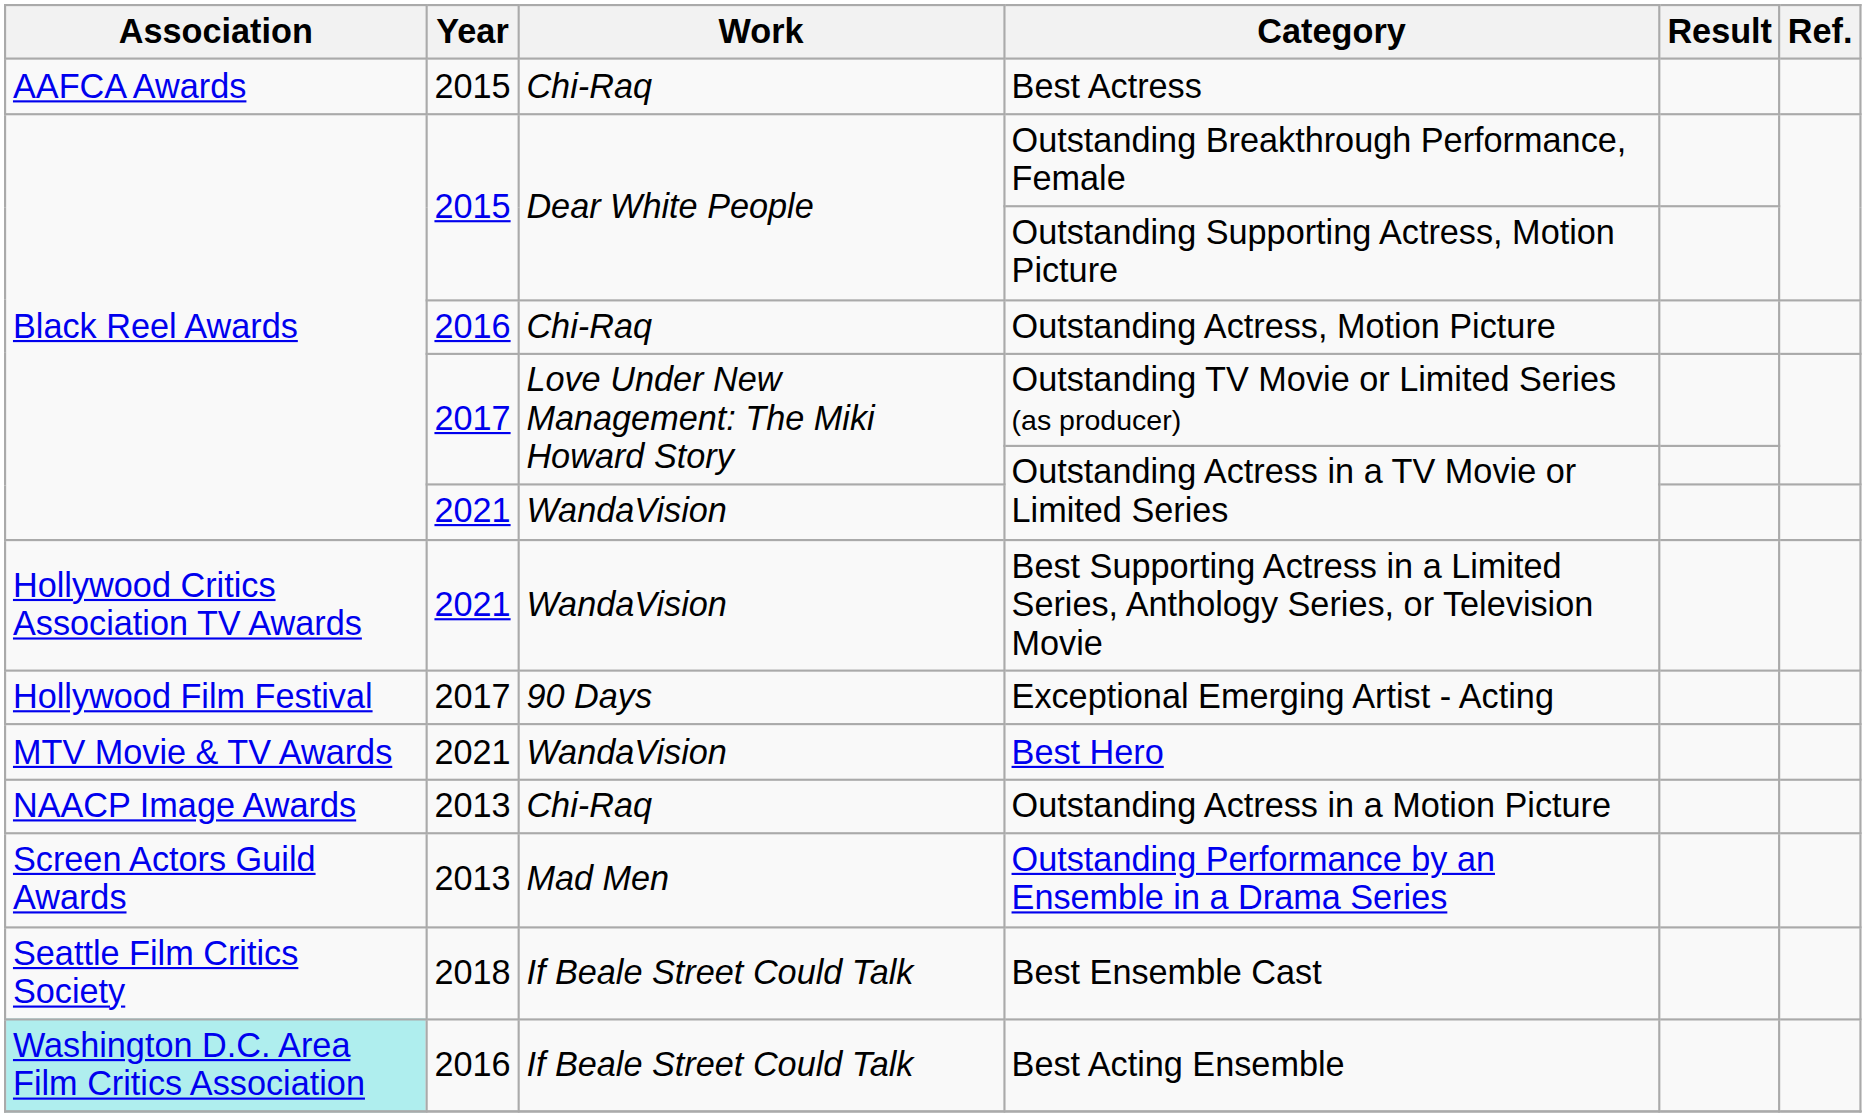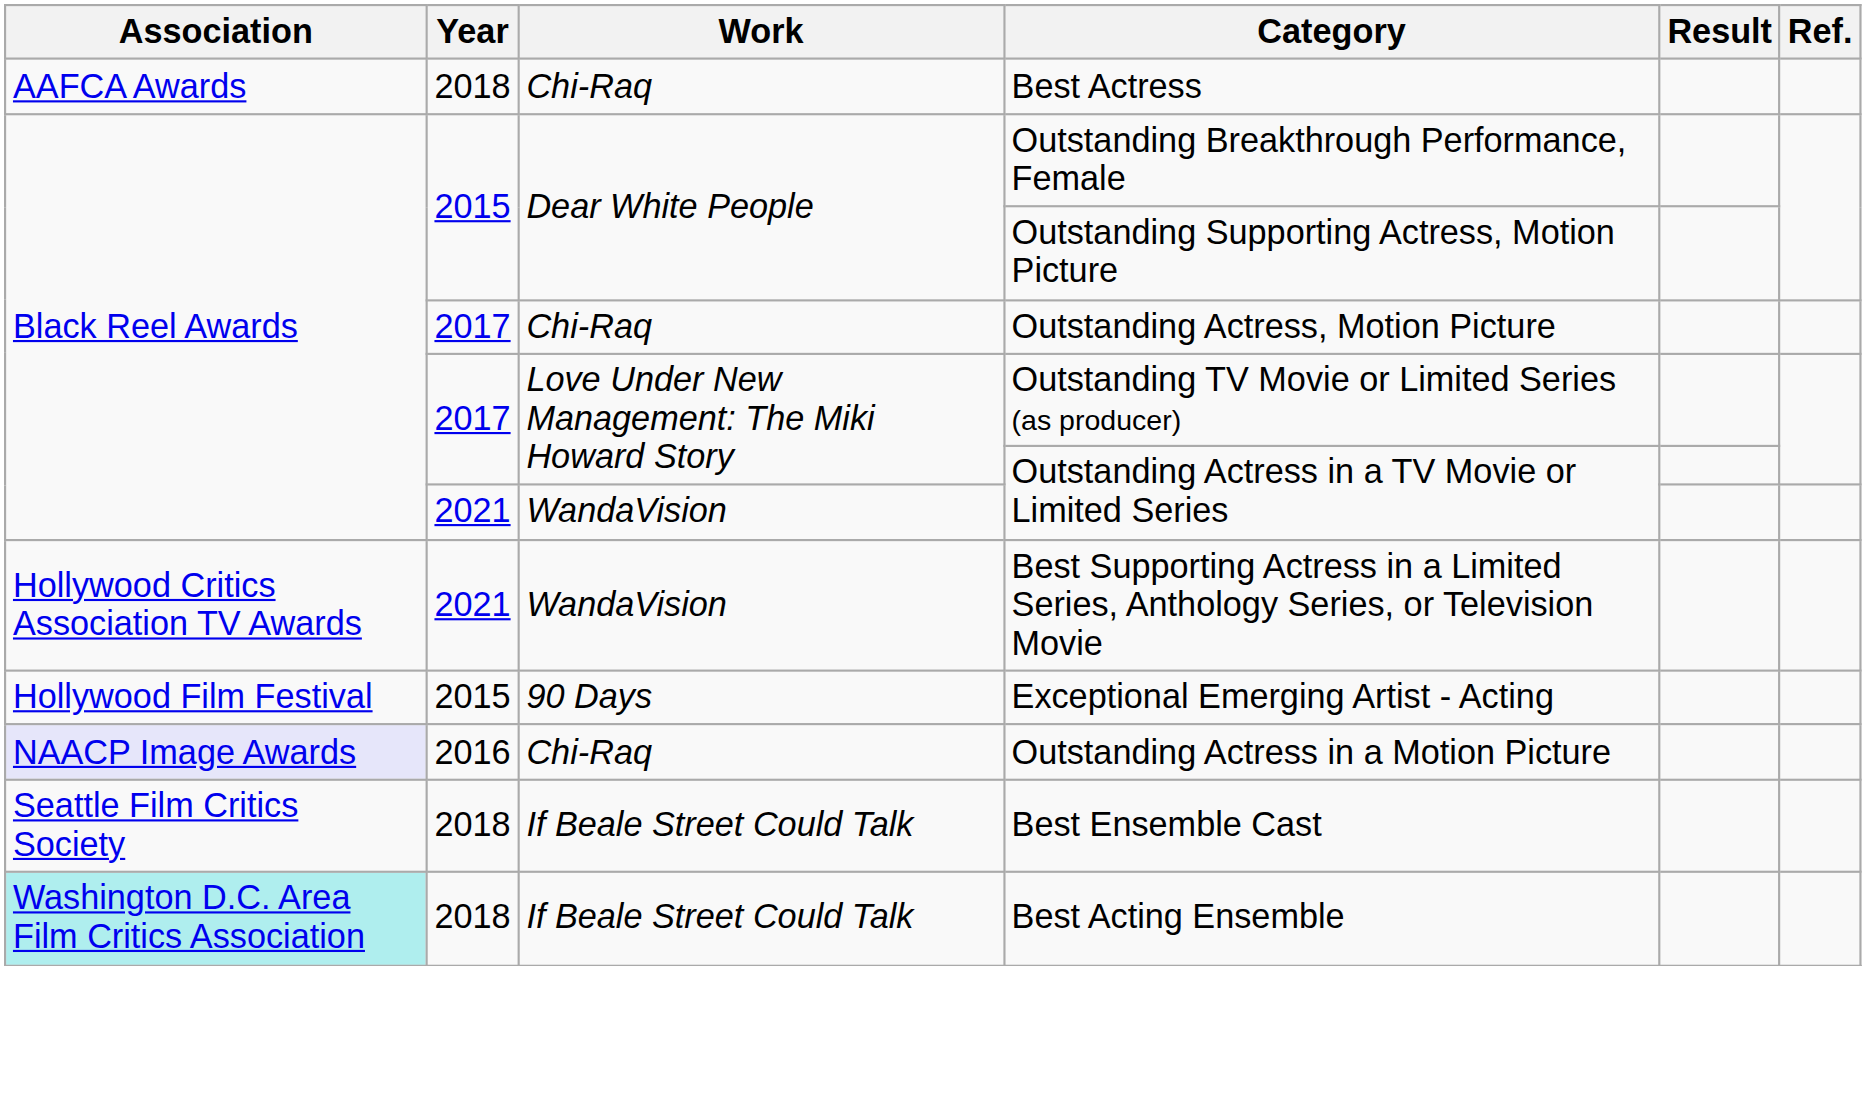(473, 85) 2015 -> (473, 85) 2018
(473, 325) 2016 -> (473, 325) 2017
(473, 697) 2017 -> (473, 697) 2015
- row: (627, 751)
(185, 805) no background -> (185, 751) lavender background
(473, 805) 2013 -> (473, 751) 2016
- row: (598, 879)
(473, 1065) 2016 -> (473, 917) 2018
